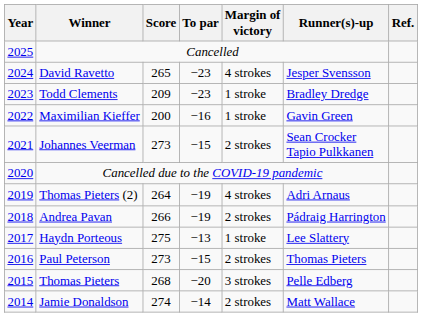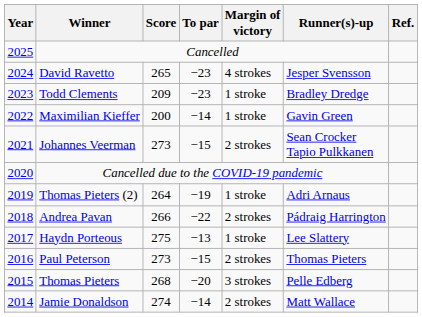(201, 115) −16 -> (201, 115) −14
(248, 195) 4 strokes -> (245, 195) 1 stroke
(201, 216) −19 -> (201, 216) −22
